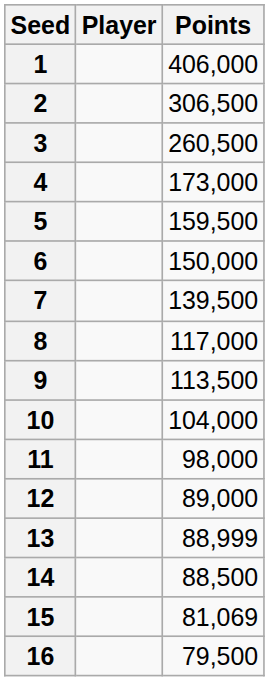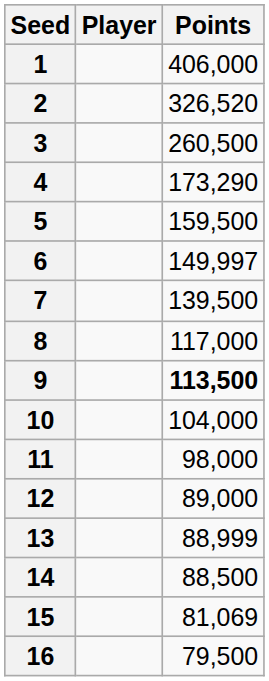(213, 104) 306,500 -> (213, 104) 326,520
(213, 183) 173,000 -> (213, 183) 173,290
(213, 262) 150,000 -> (213, 262) 149,997
(214, 380) normal -> (214, 380) bold
